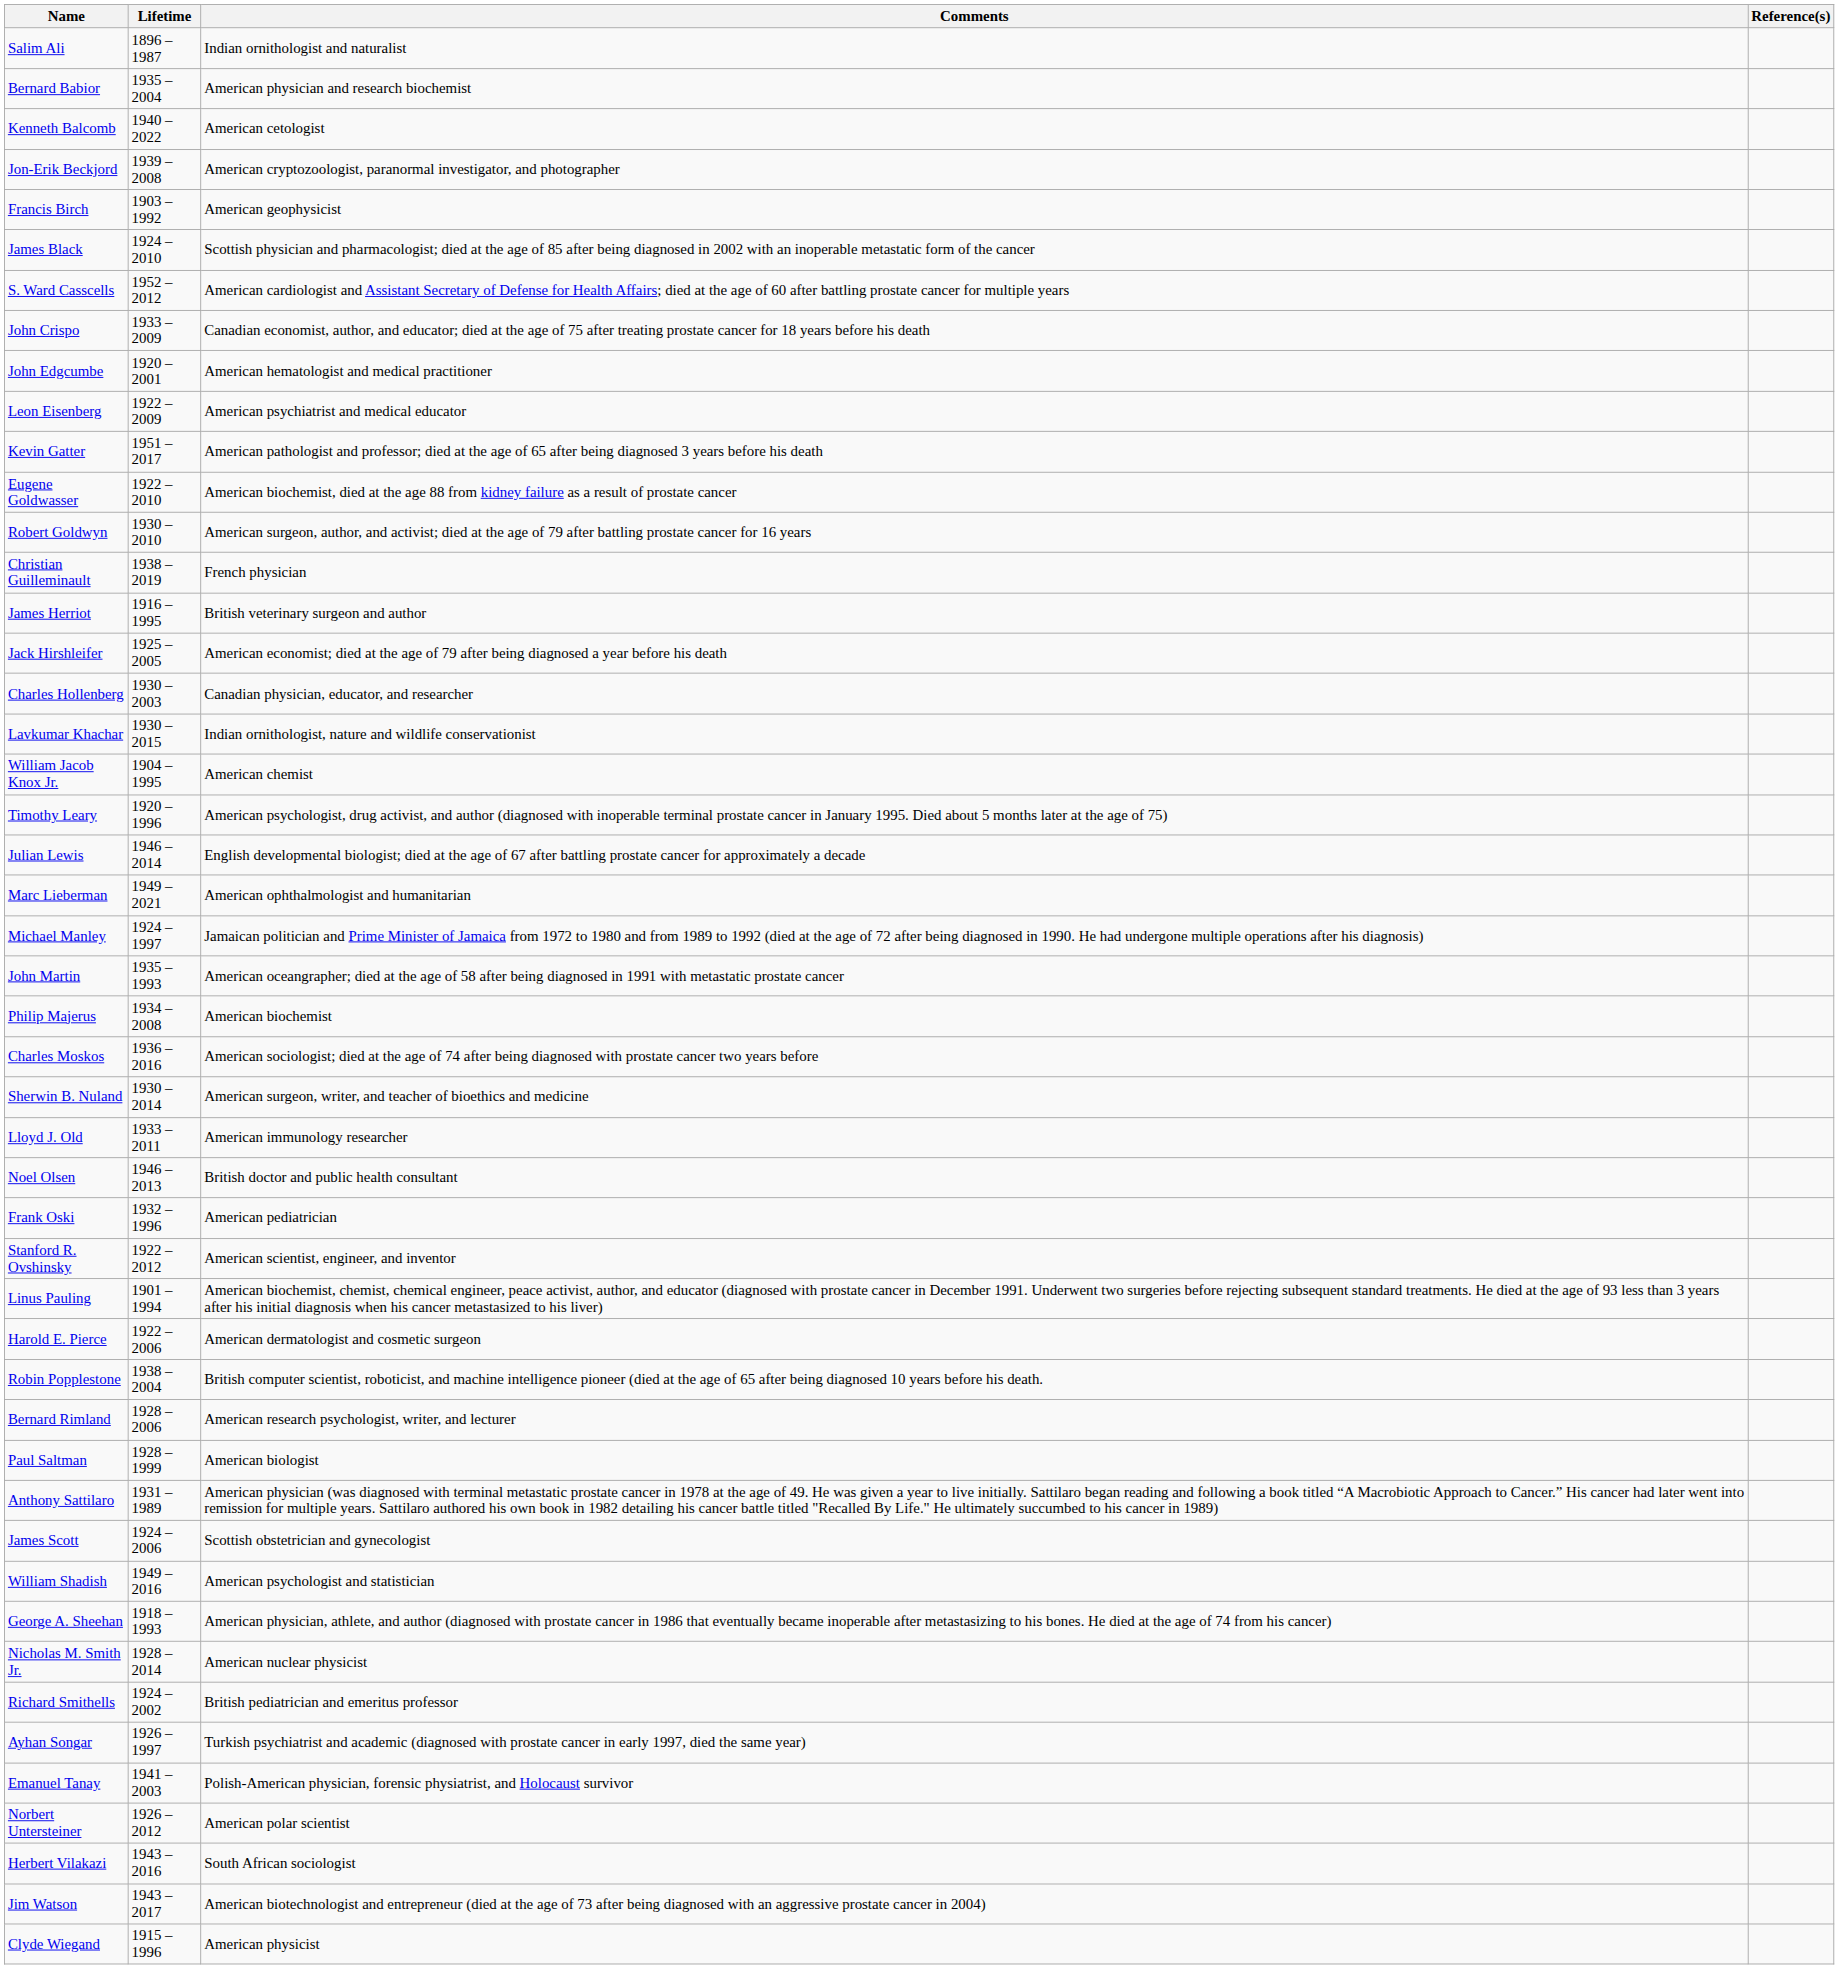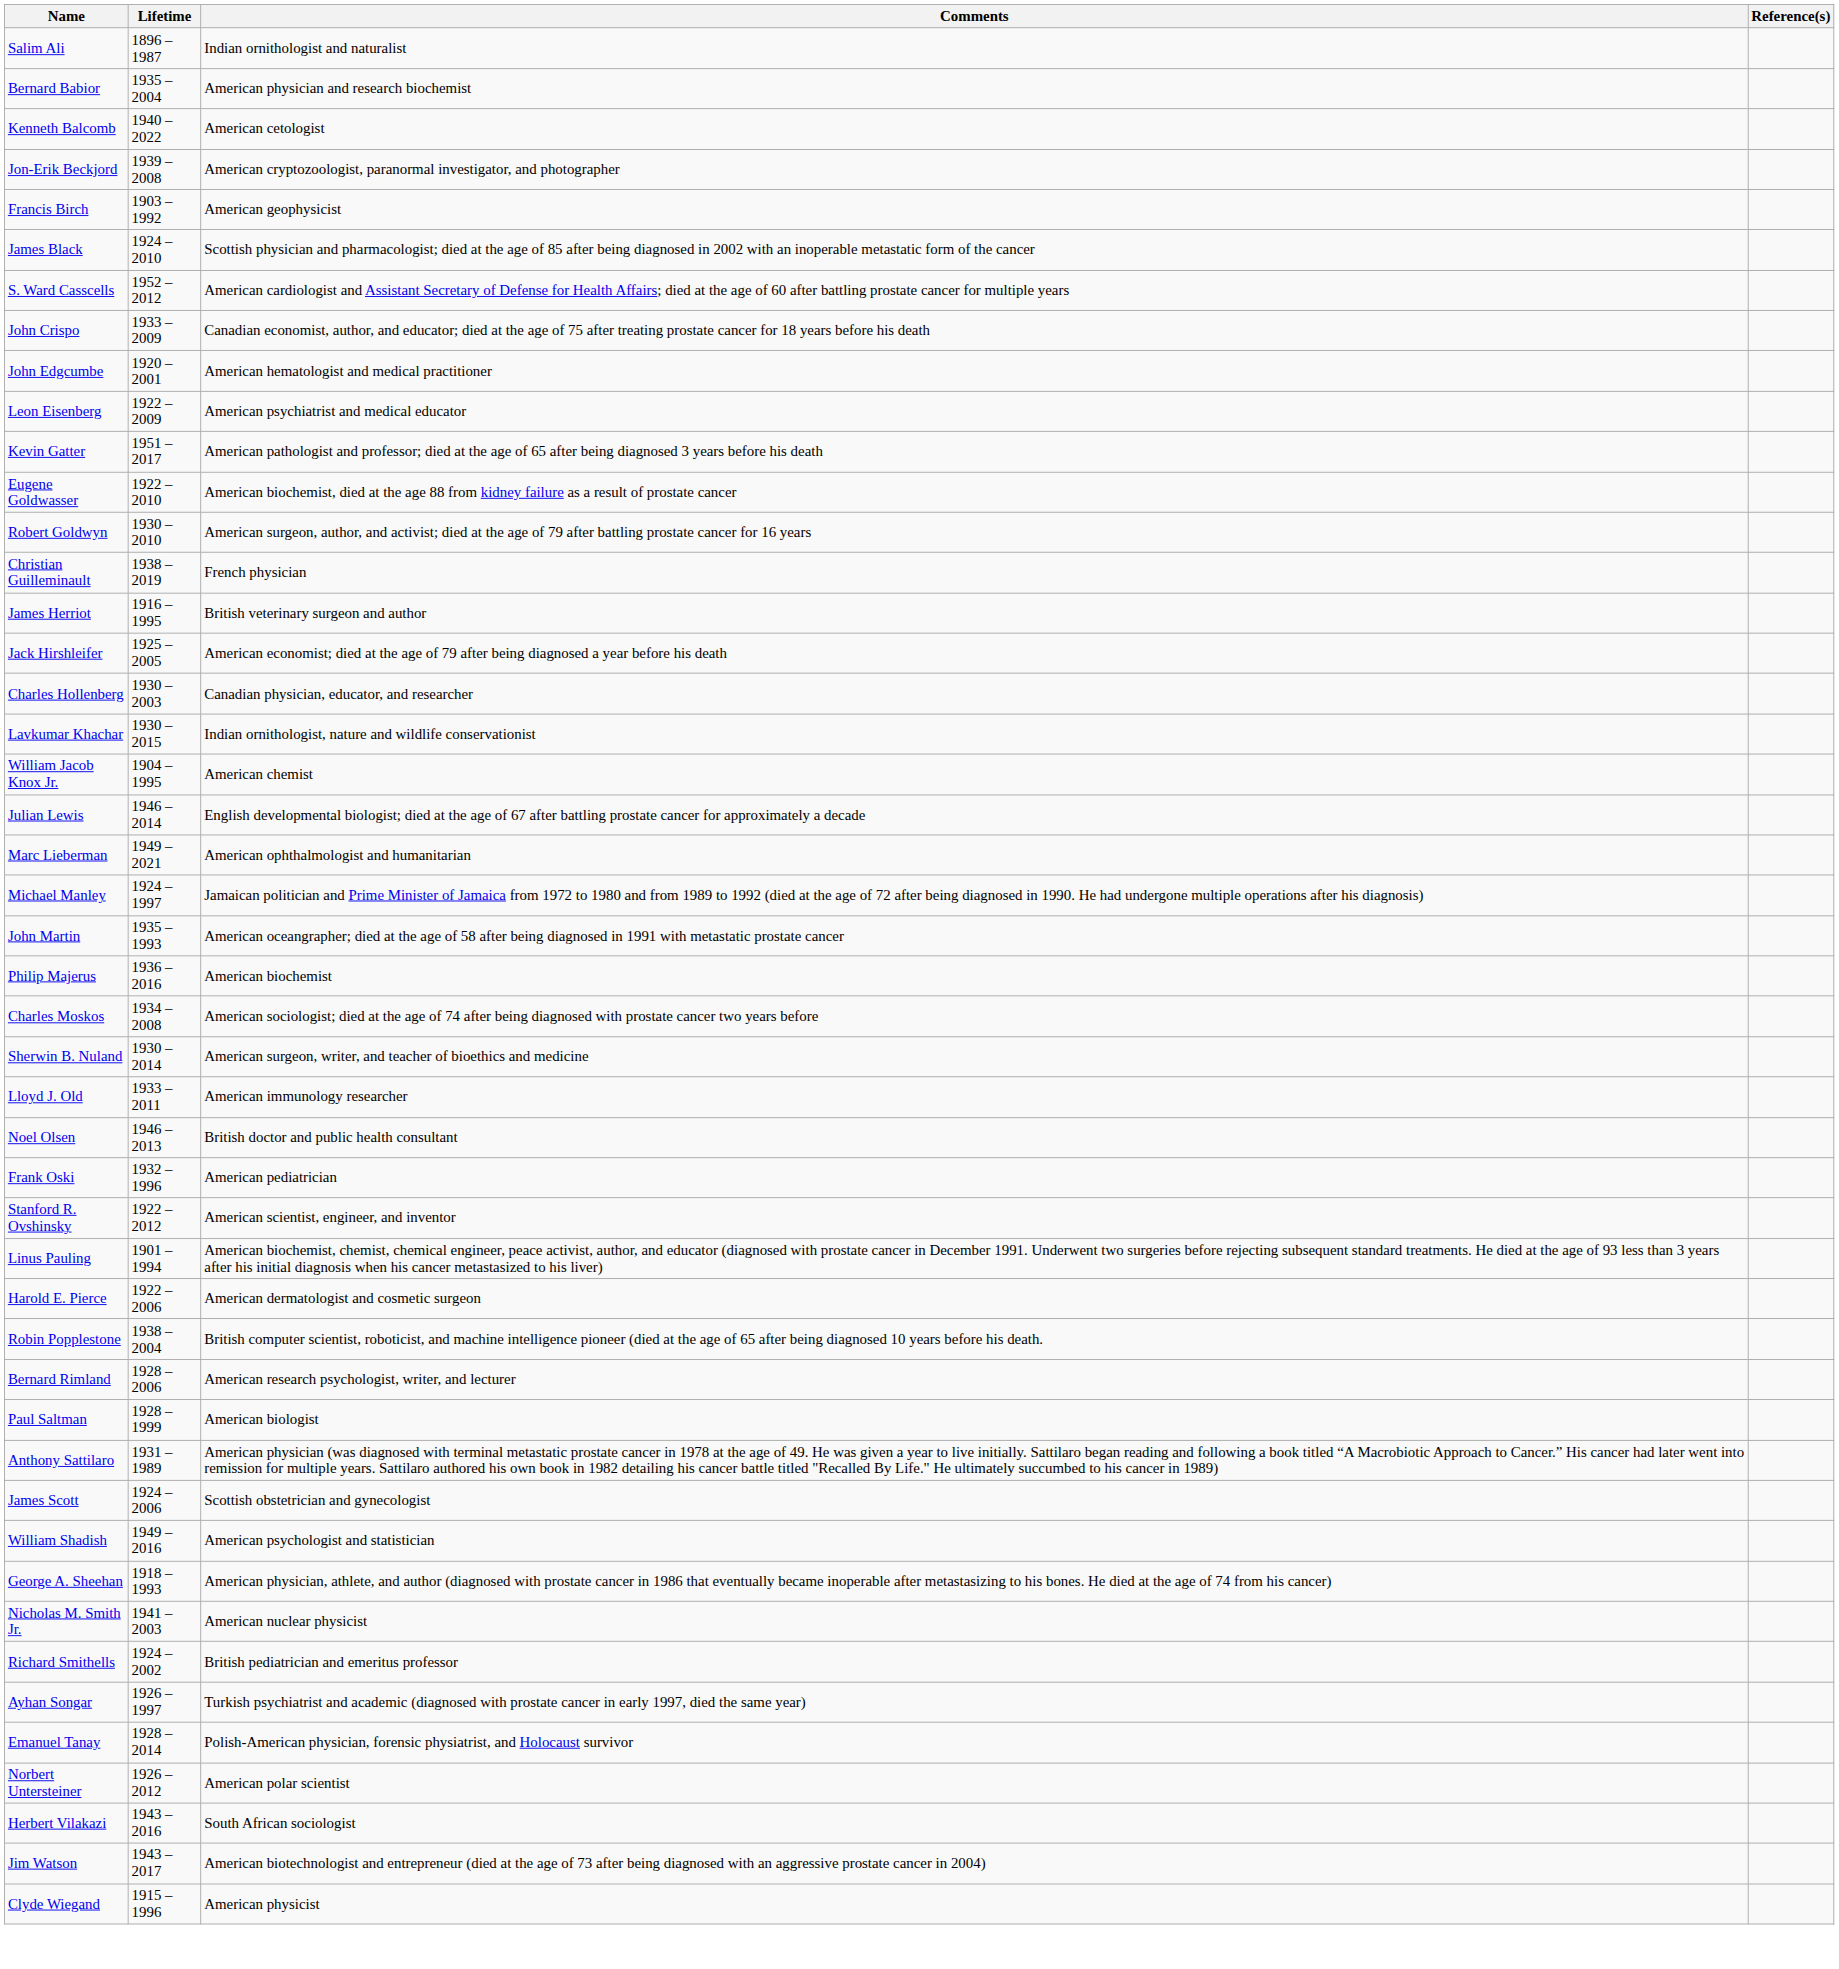- row: (52, 814)
(152, 1016) 1934 – 2008 -> (152, 976) 1936 – 2016
(152, 1056) 1936 – 2016 -> (152, 1016) 1934 – 2008
(152, 1661) 1928 – 2014 -> (152, 1621) 1941 – 2003
(152, 1782) 1941 – 2003 -> (152, 1742) 1928 – 2014
